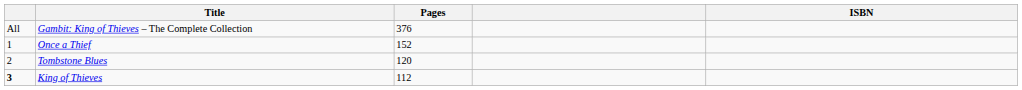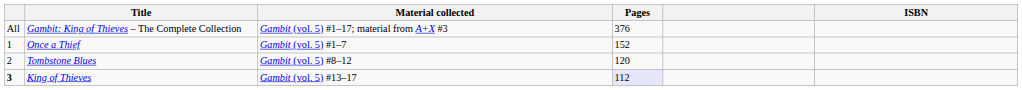+ column: (435, 12)
(404, 77) no background -> (622, 77) lavender background
